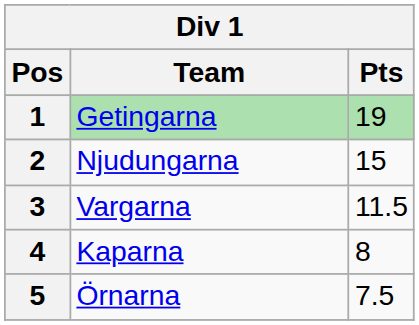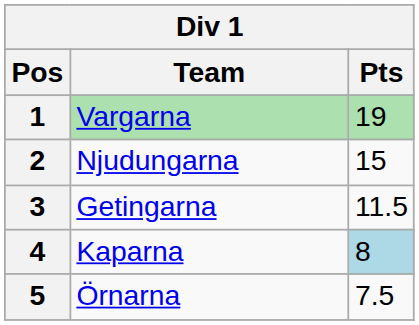(146, 116) Getingarna -> (134, 116) Vargarna
(134, 206) Vargarna -> (146, 206) Getingarna
(363, 251) no background -> (363, 251) lightblue background
